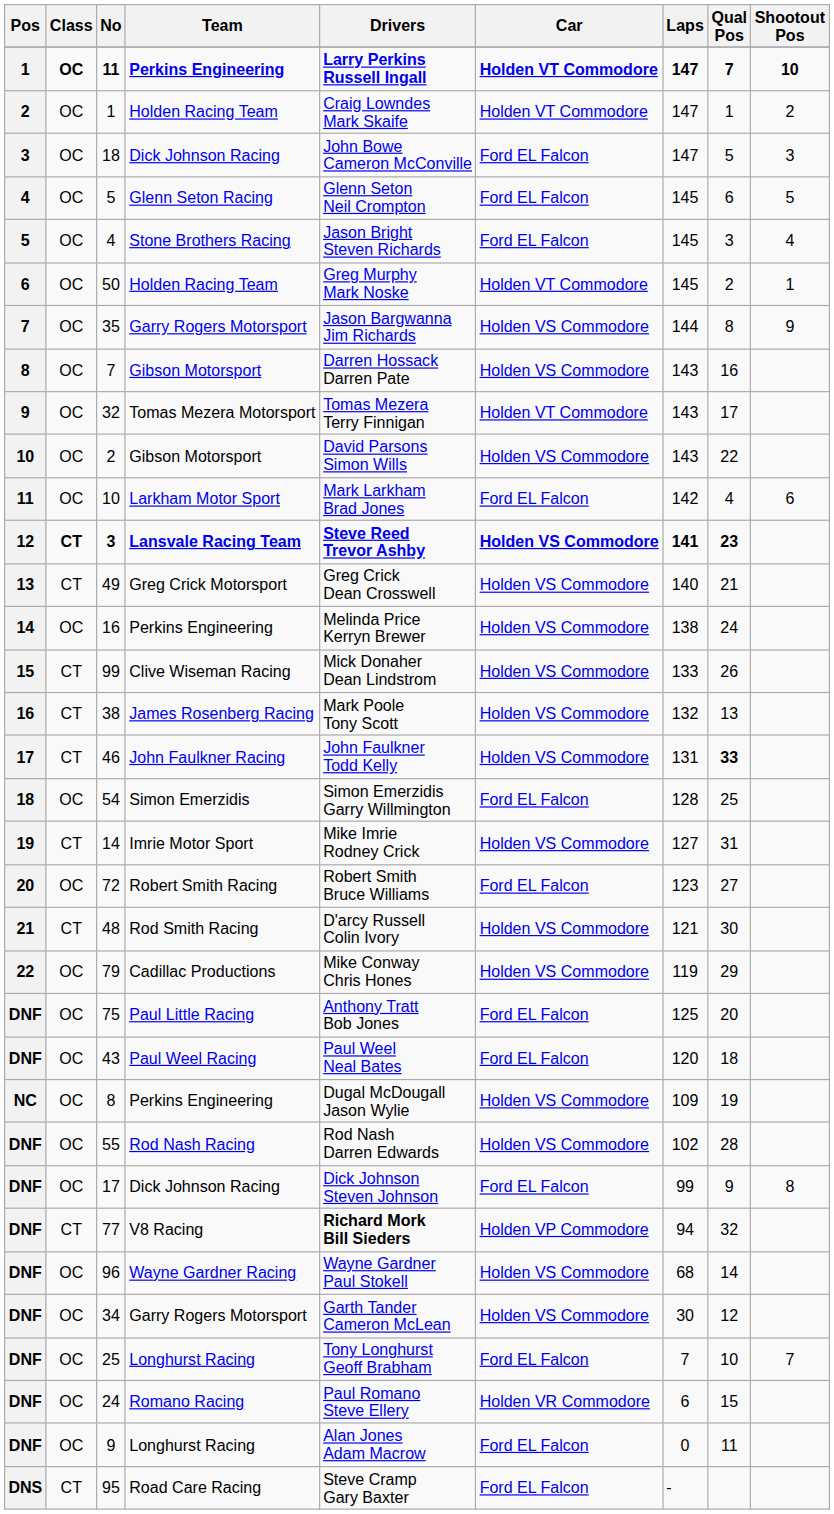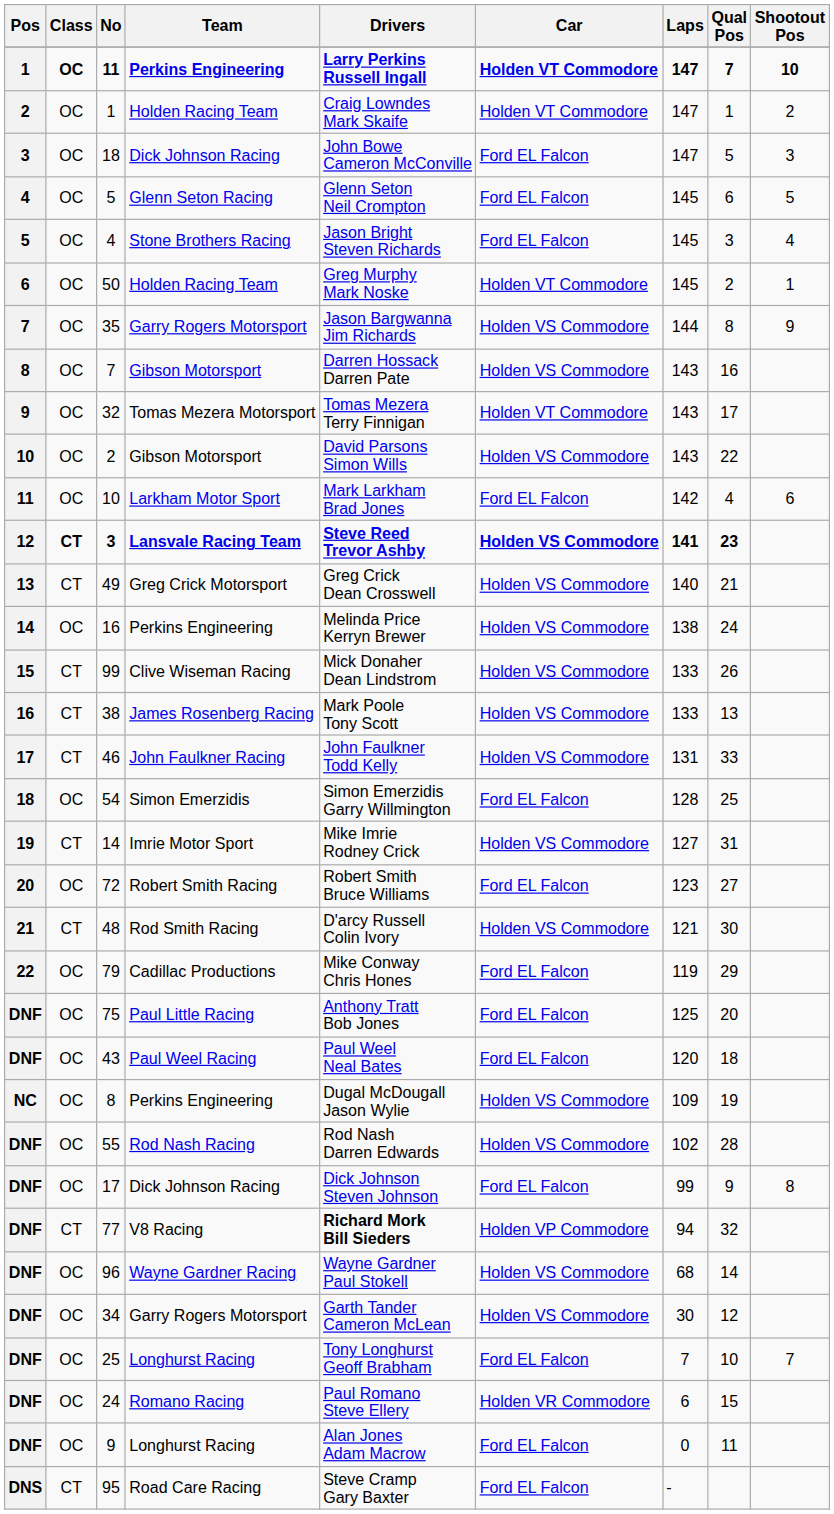(685, 714) 132 -> (685, 714) 133
(729, 757) bold -> (729, 757) normal
(564, 972) Holden VS Commodore -> (534, 972) Ford EL Falcon
